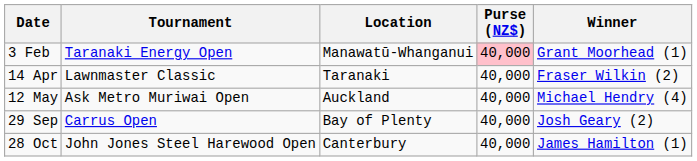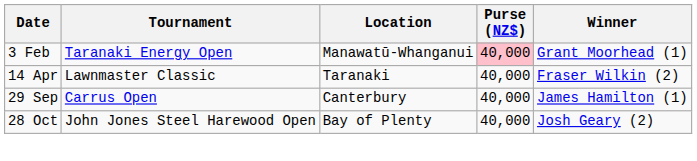- row: (33, 100)
(377, 122) Bay of Plenty -> (365, 100) Canterbury
(596, 122) Josh Geary (2) -> (612, 100) James Hamilton (1)
(365, 145) Canterbury -> (377, 122) Bay of Plenty
(612, 145) James Hamilton (1) -> (596, 122) Josh Geary (2)
